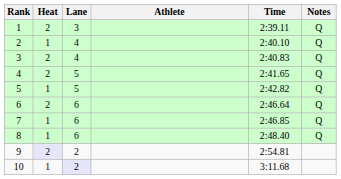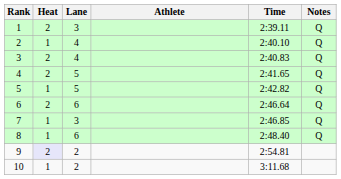(77, 120) 6 -> (77, 120) 3
(77, 167) lavender background -> (77, 167) no background
